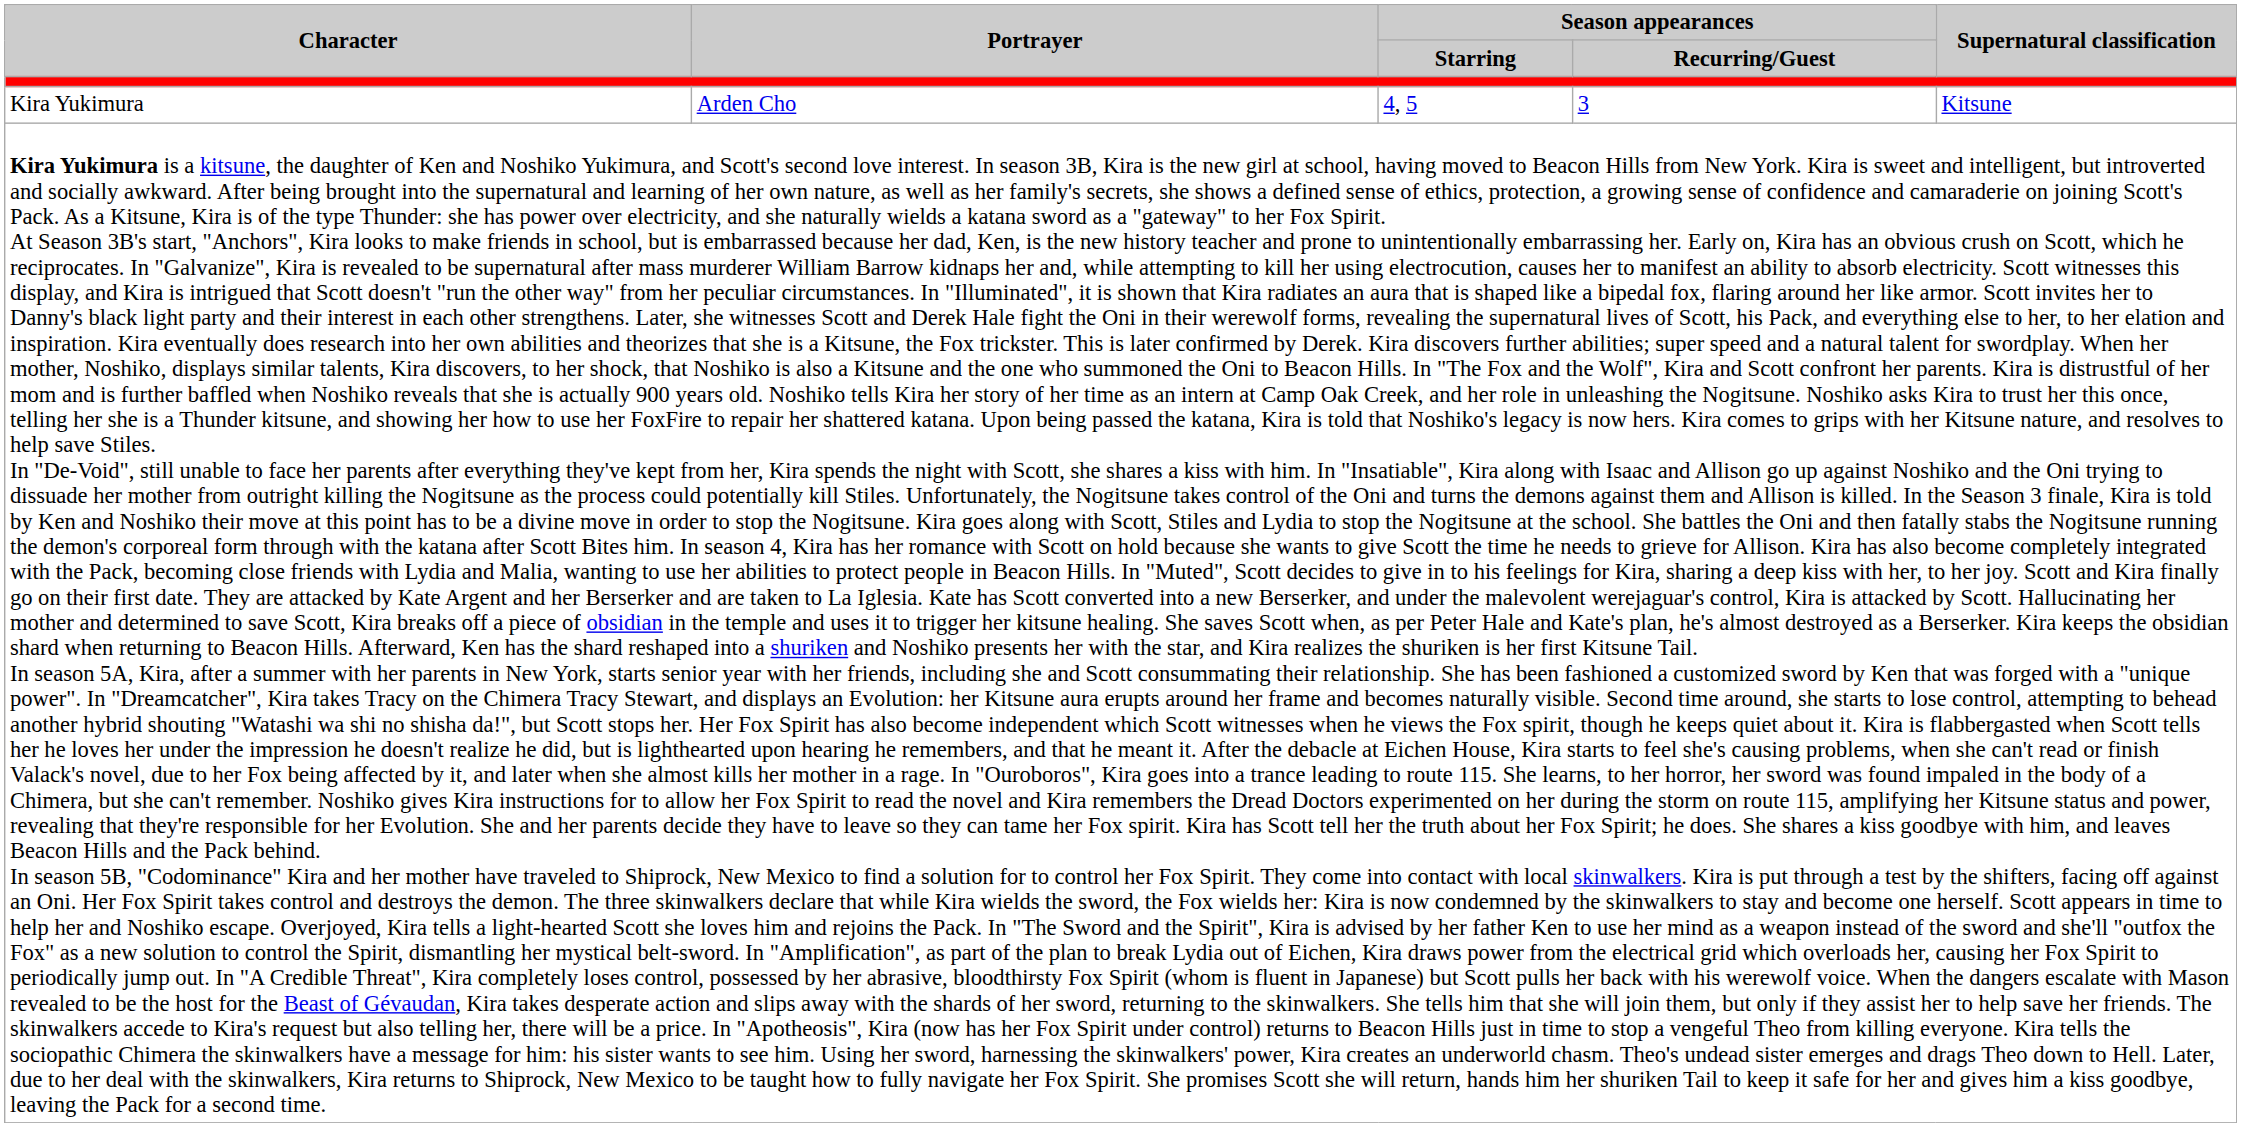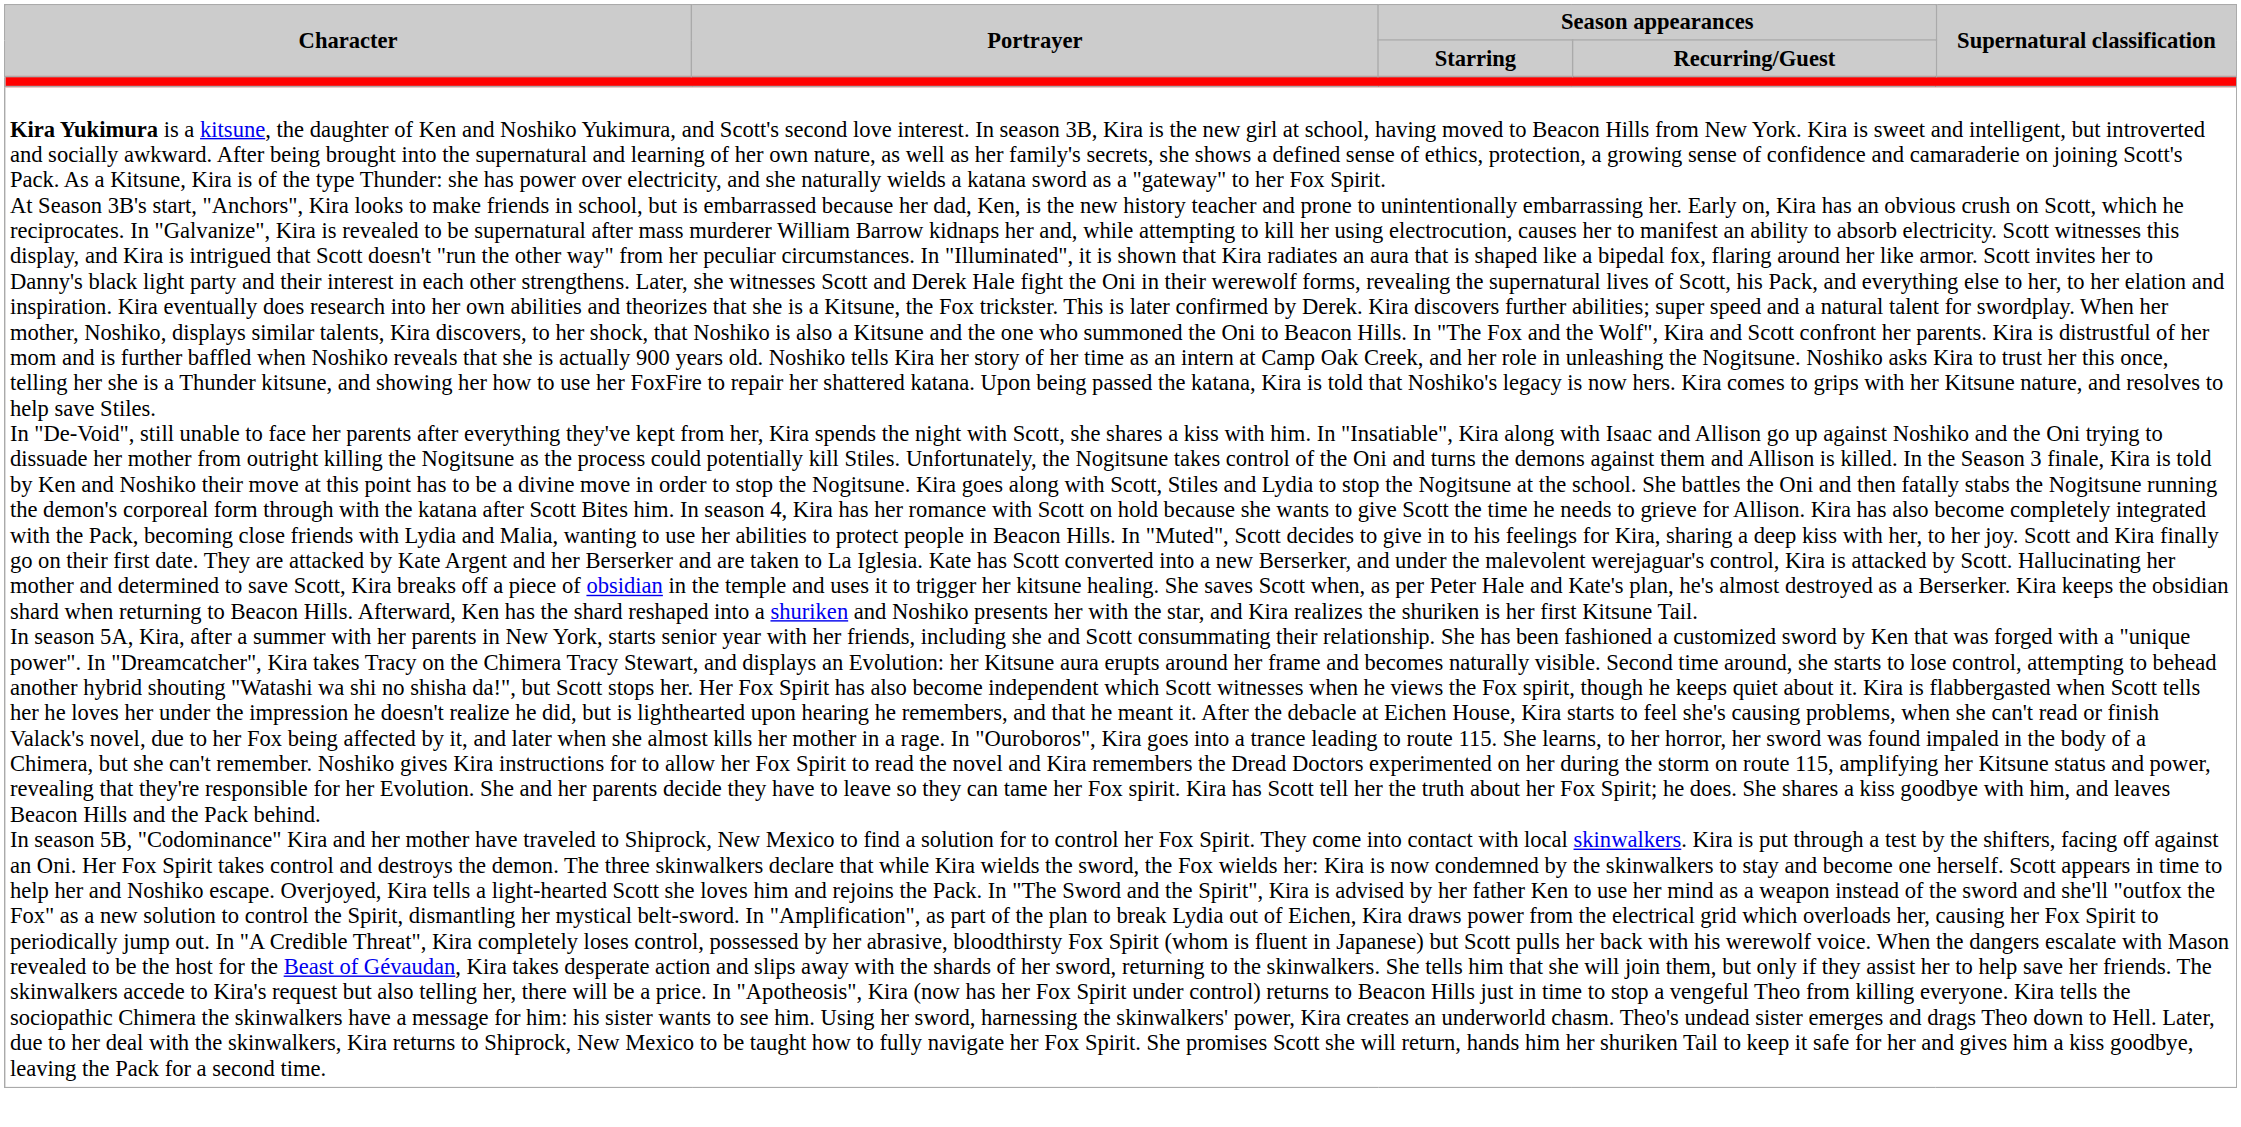- row: (77, 104)
